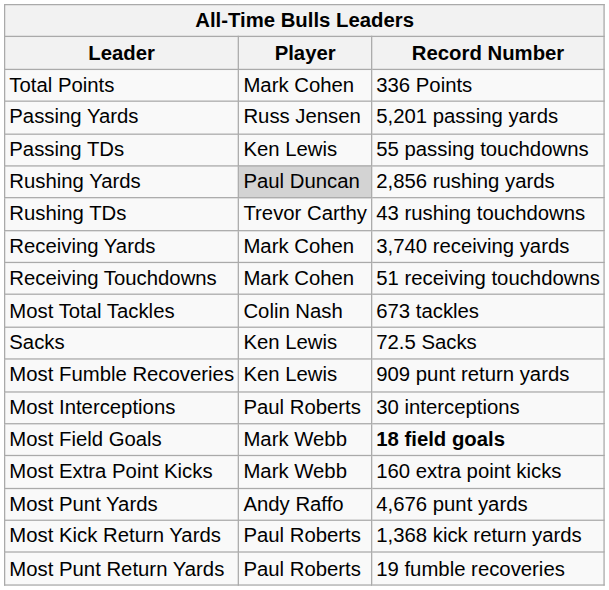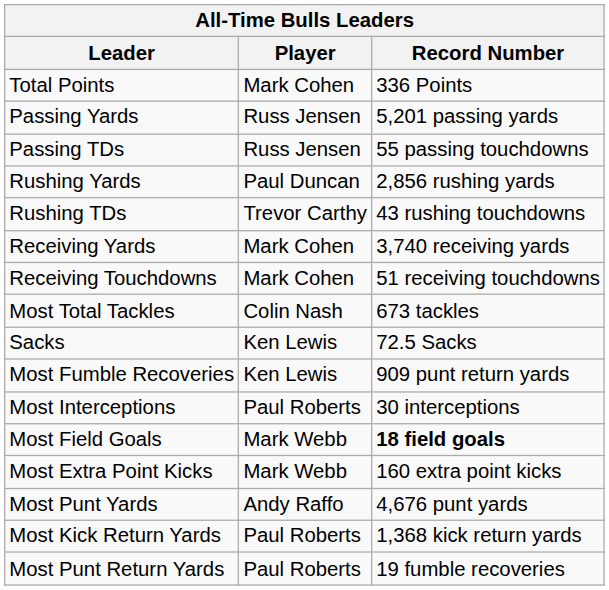(290, 149) Ken Lewis -> (302, 149) Russ Jensen
(302, 181) lightgrey background -> (302, 181) no background
